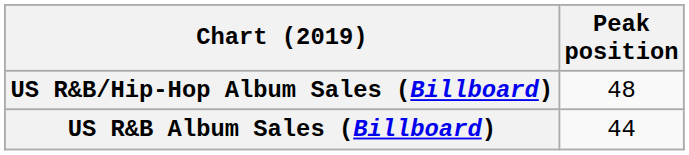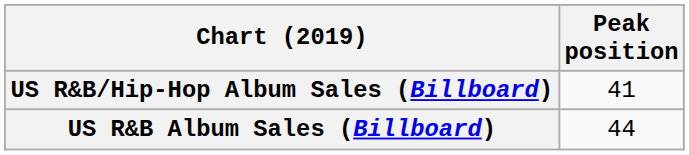(622, 91) 48 -> (622, 91) 41
